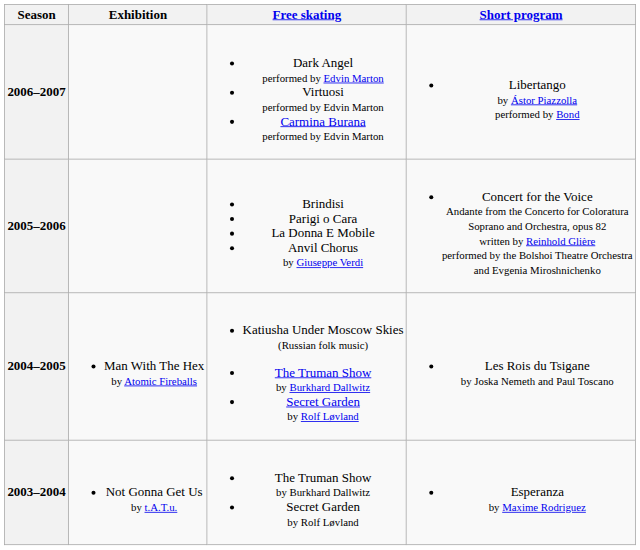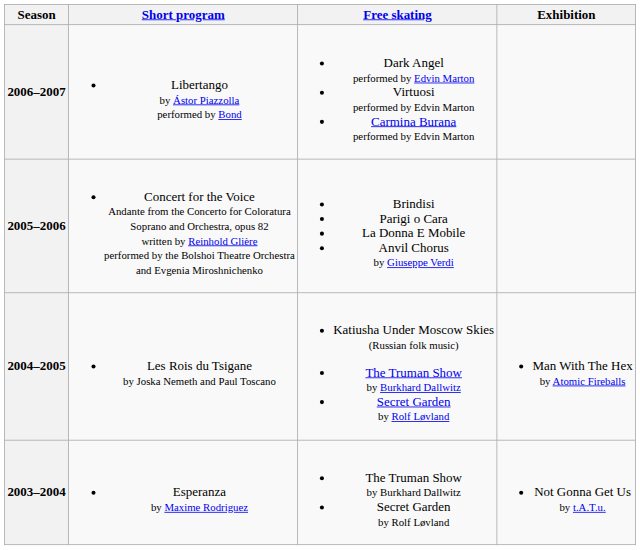columns swapped: (521, 14) <-> (138, 14)
